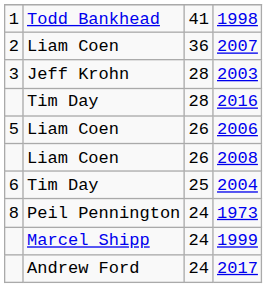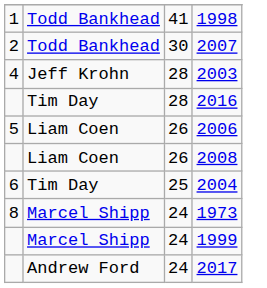(73, 46) Liam Coen -> (93, 46) Todd Bankhead
(199, 46) 36 -> (178, 46) 30
(14, 74) 3 -> (14, 74) 4
(104, 213) Peil Pennington -> (88, 213) Marcel Shipp
